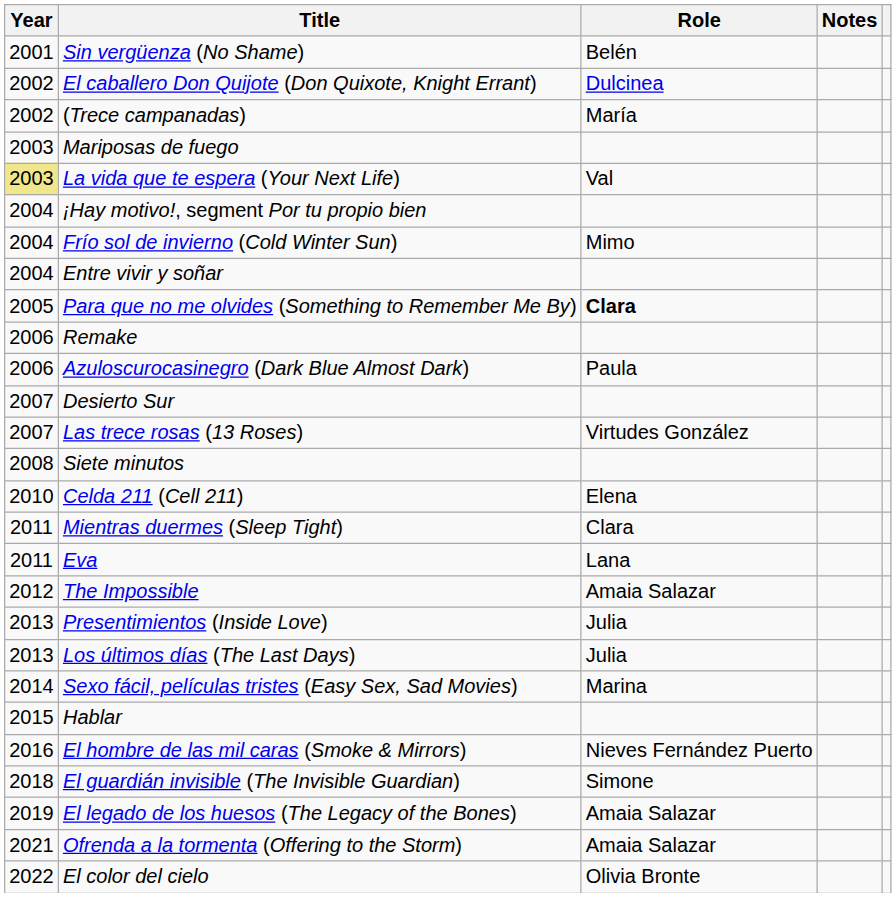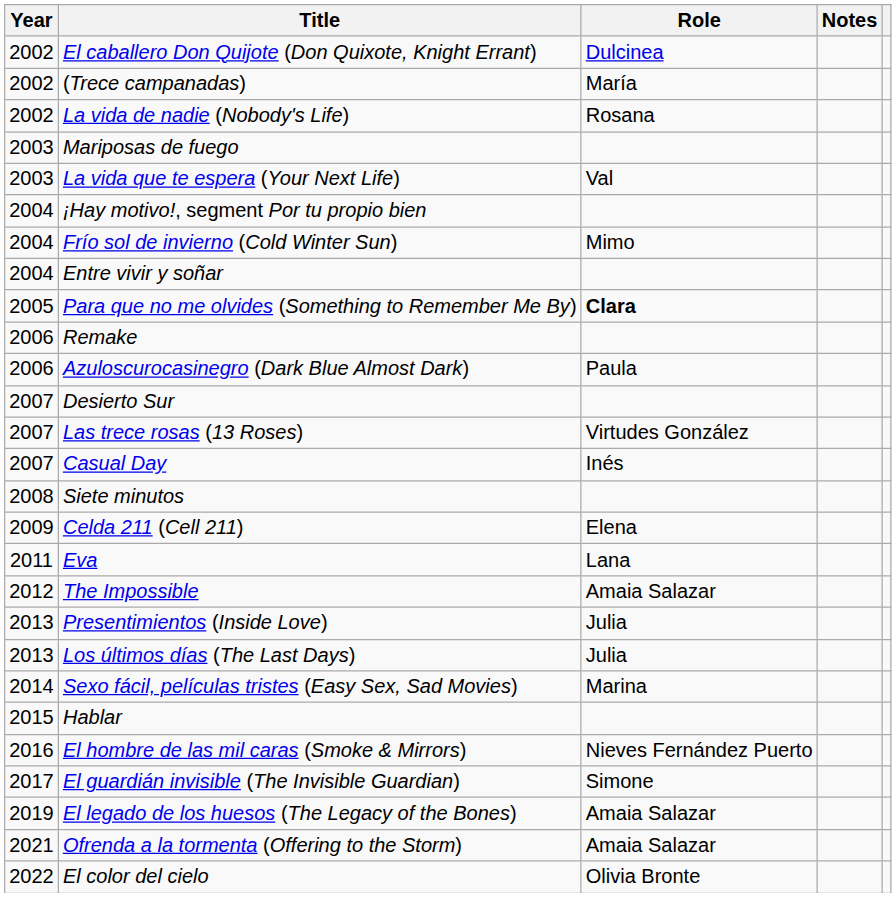- row: (184, 52)
+ row: (206, 115)
(31, 178) khaki background -> (31, 178) no background
+ row: (115, 464)
(31, 496) 2010 -> (31, 527) 2009
- row: (203, 527)
(31, 781) 2018 -> (31, 781) 2017
